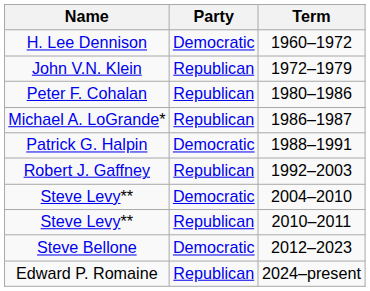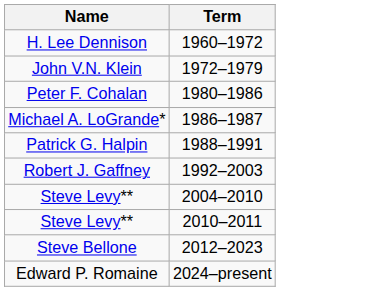- column: (214, 17)
